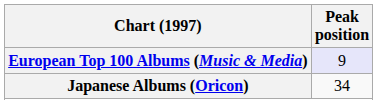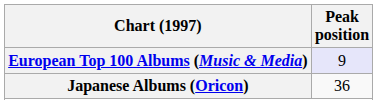(342, 85) 34 -> (342, 85) 36
